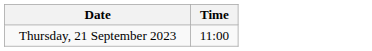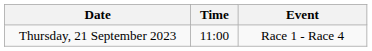+ column: (302, 14)
